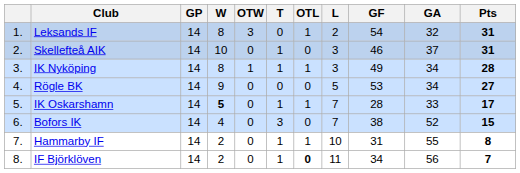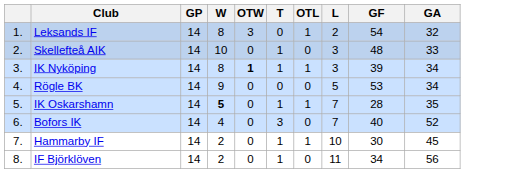- column: (488, 13)
(377, 50) 46 -> (377, 50) 48
(432, 50) 37 -> (432, 50) 33
(250, 68) normal -> (250, 68) bold
(377, 68) 49 -> (377, 68) 39
(432, 104) 33 -> (432, 104) 35
(377, 123) 38 -> (377, 123) 40
(377, 141) 31 -> (377, 141) 30
(432, 141) 55 -> (432, 141) 45
(308, 159) bold -> (308, 159) normal
